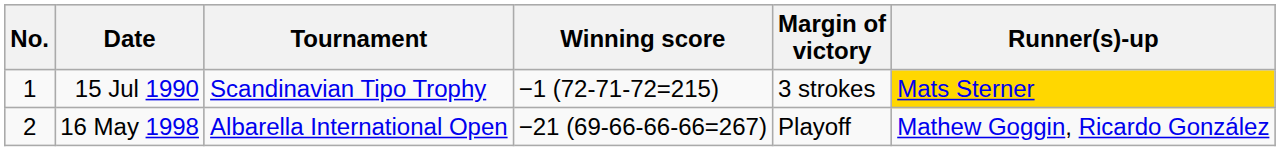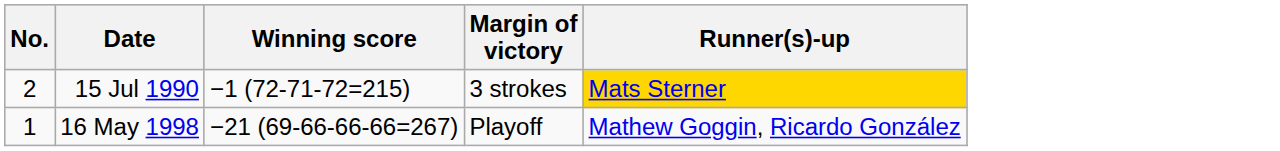- column: (359, 37)
(30, 89) 1 -> (30, 89) 2
(30, 127) 2 -> (30, 127) 1
